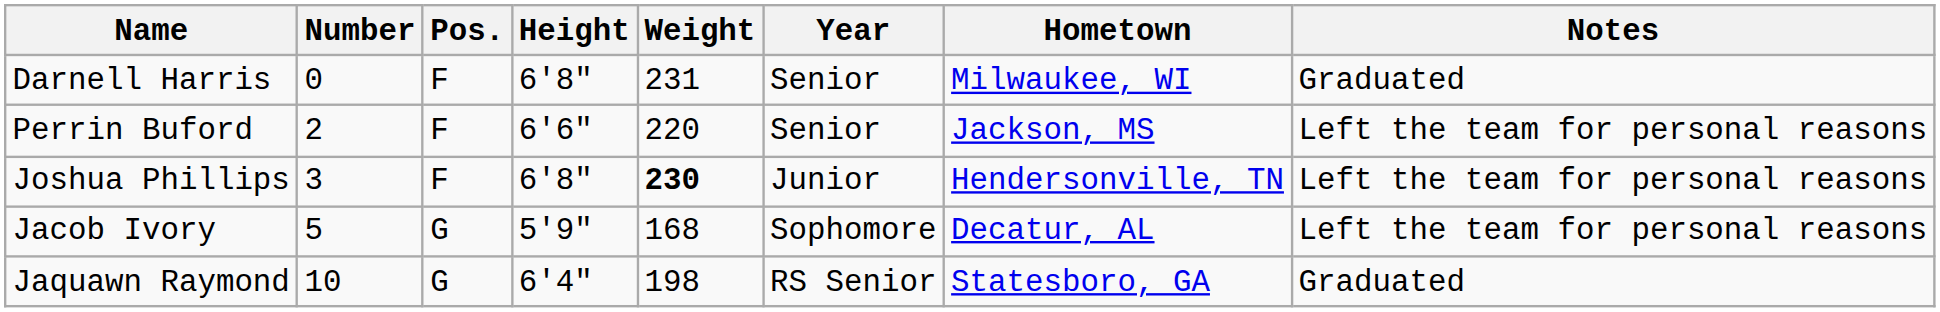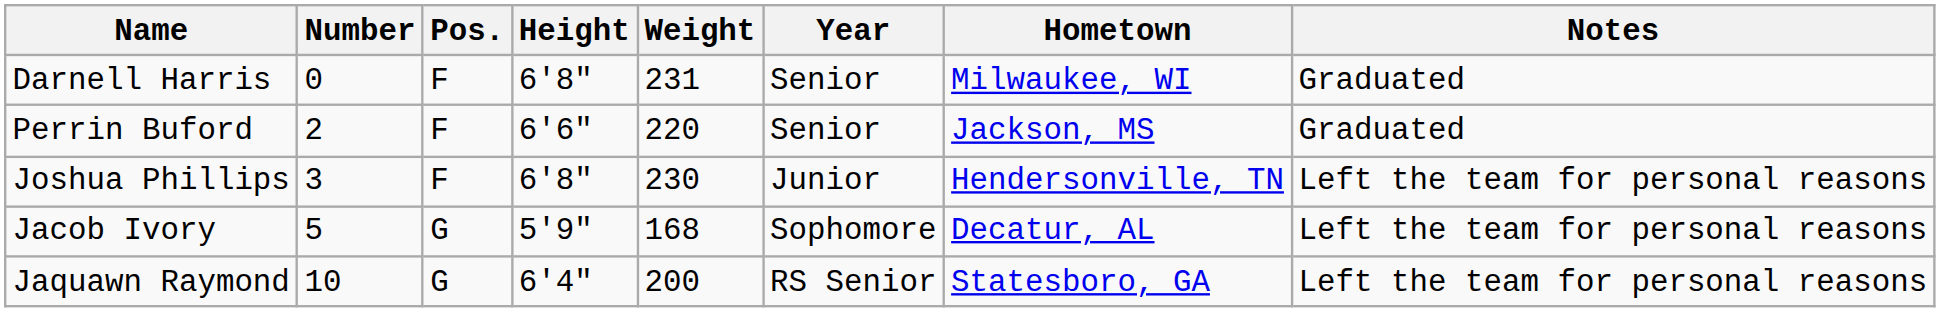(1613, 131) Left the team for personal reasons -> (1382, 131) Graduated
(672, 181) bold -> (672, 181) normal
(672, 281) 198 -> (672, 281) 200
(1382, 281) Graduated -> (1613, 281) Left the team for personal reasons
